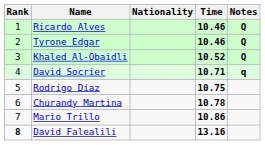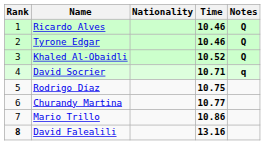(211, 102) 10.78 -> (211, 102) 10.77
